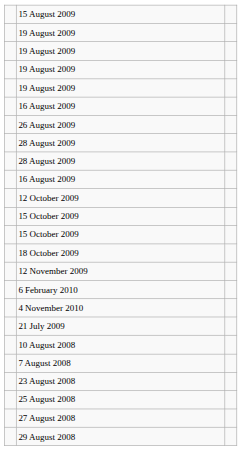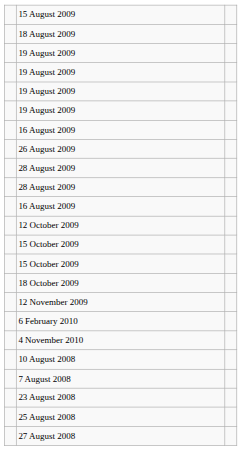+ row: (10, 34)
- row: (10, 326)
- row: (10, 436)
